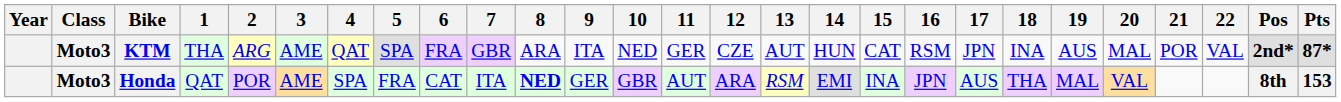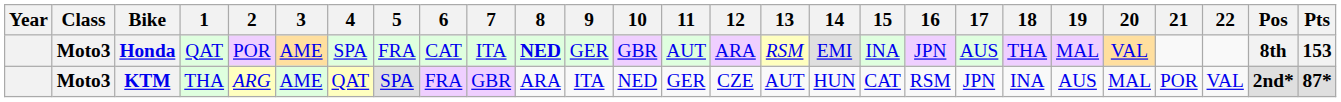rows swapped: (147, 81) <-> (147, 50)
